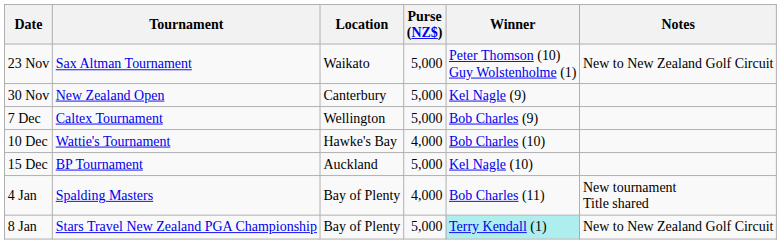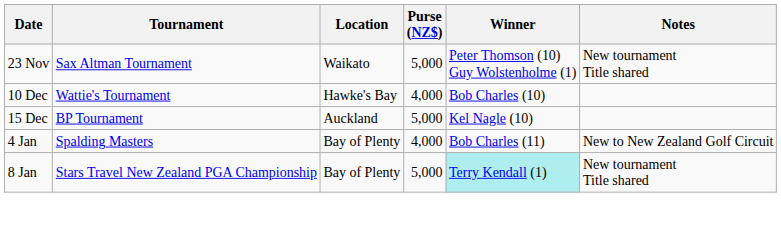(678, 64) New to New Zealand Golf Circuit -> (630, 64) New tournament Title shared
- row: (28, 95)
- row: (24, 118)
(630, 195) New tournament Title shared -> (678, 141) New to New Zealand Golf Circuit
(678, 227) New to New Zealand Golf Circuit -> (630, 172) New tournament Title shared
